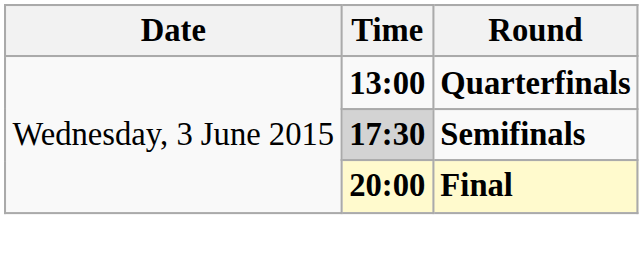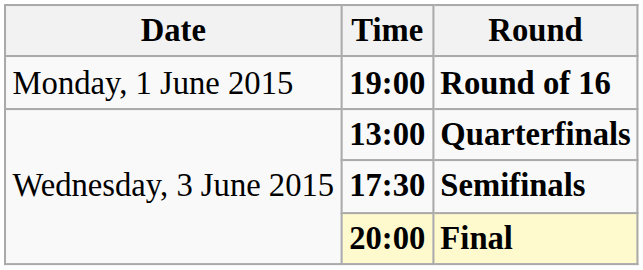+ row: (526, 82)
(387, 133) lightgrey background -> (387, 185) no background
